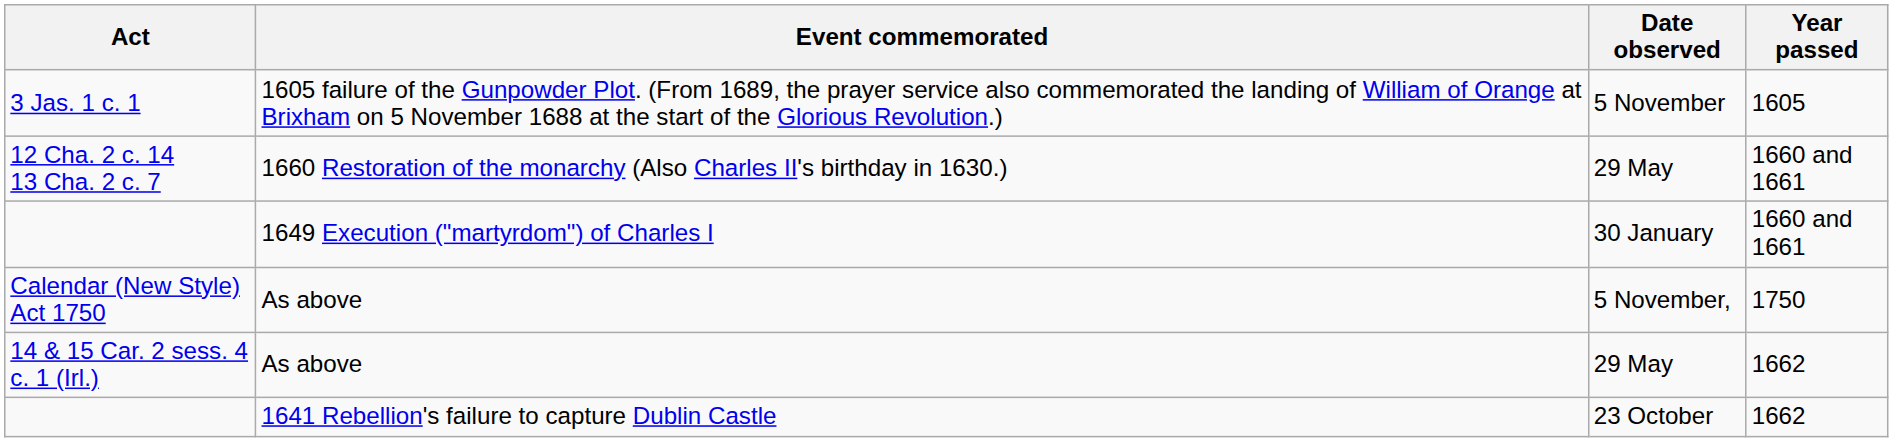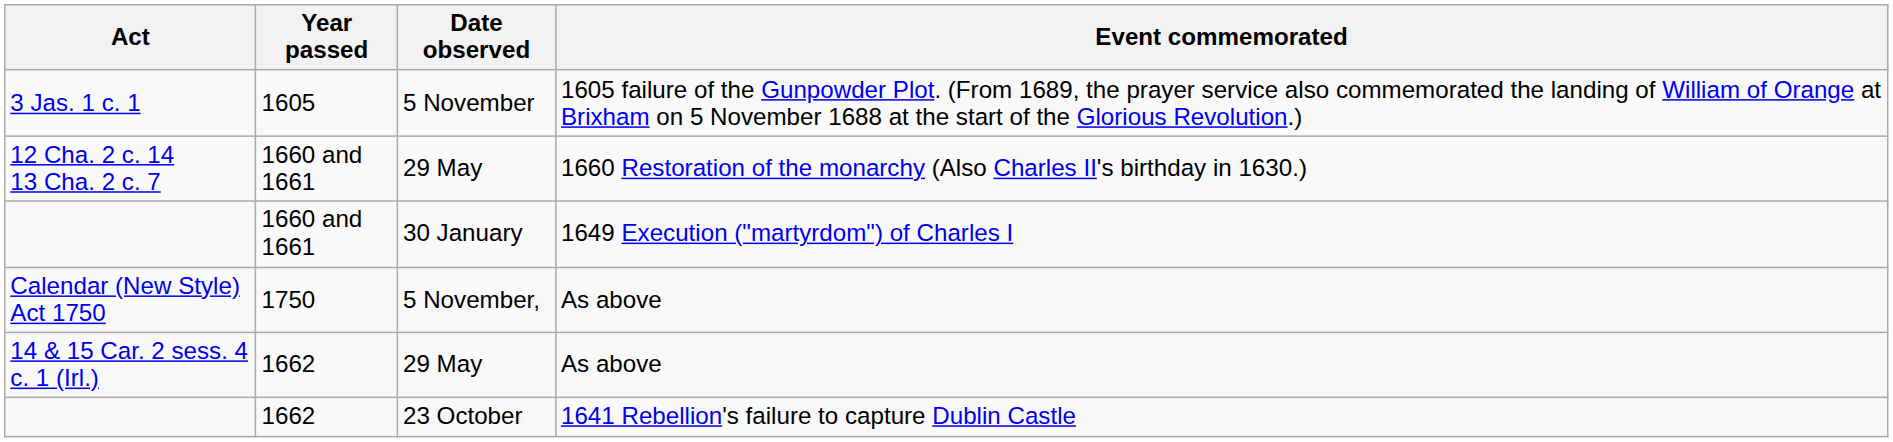columns swapped: (1817, 37) <-> (922, 37)
